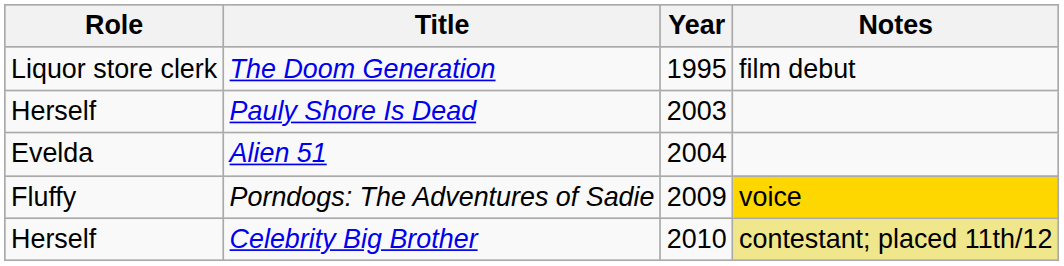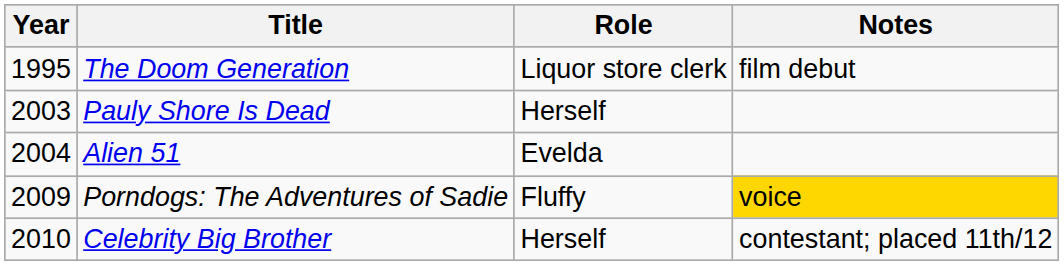columns swapped: (697, 25) <-> (114, 25)
(896, 238) khaki background -> (896, 238) no background
